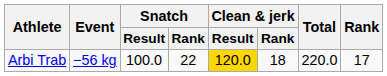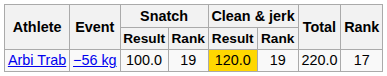(188, 60) 22 -> (188, 60) 19
(278, 60) 18 -> (278, 60) 19
